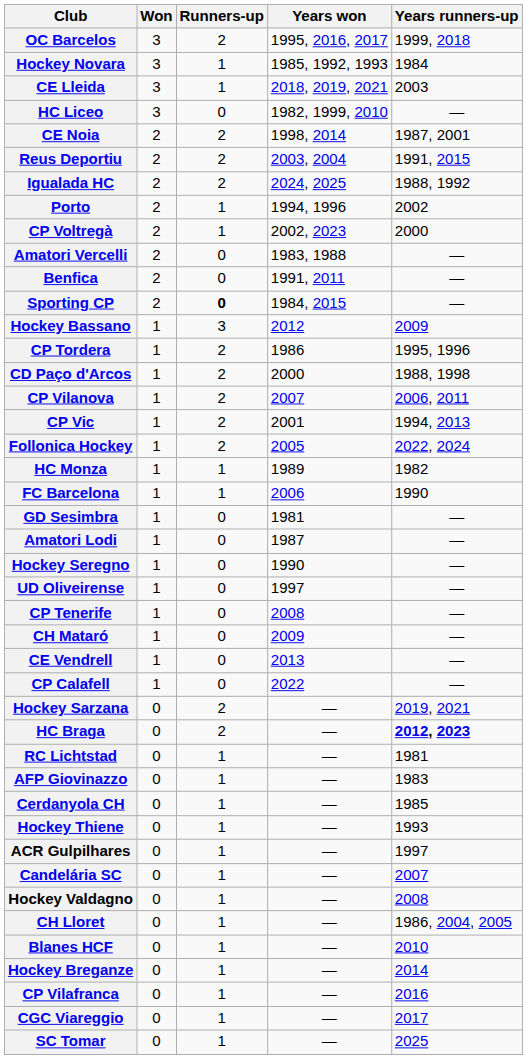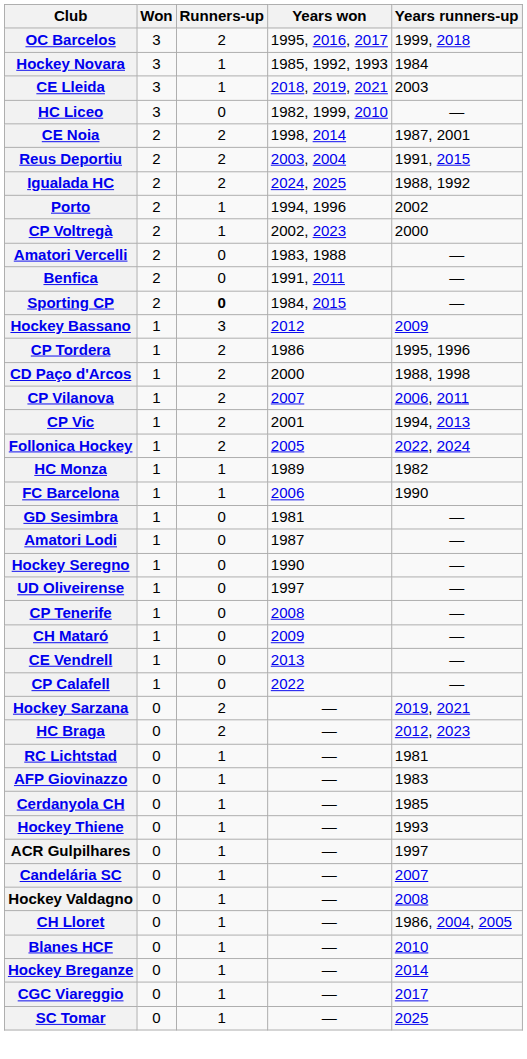(432, 732) bold -> (432, 732) normal
- row: (71, 994)
